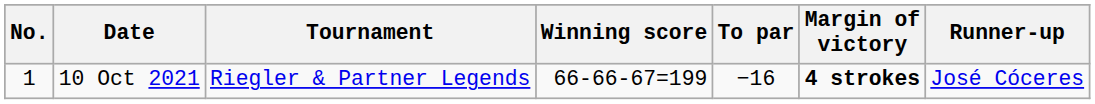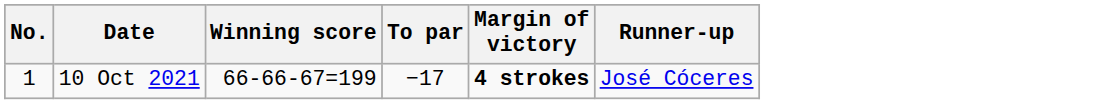- column: (370, 35)
(756, 81) −16 -> (425, 81) −17
